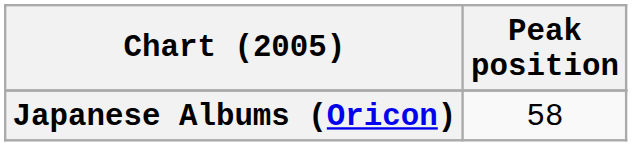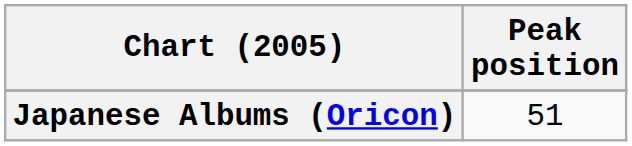(545, 116) 58 -> (545, 116) 51
